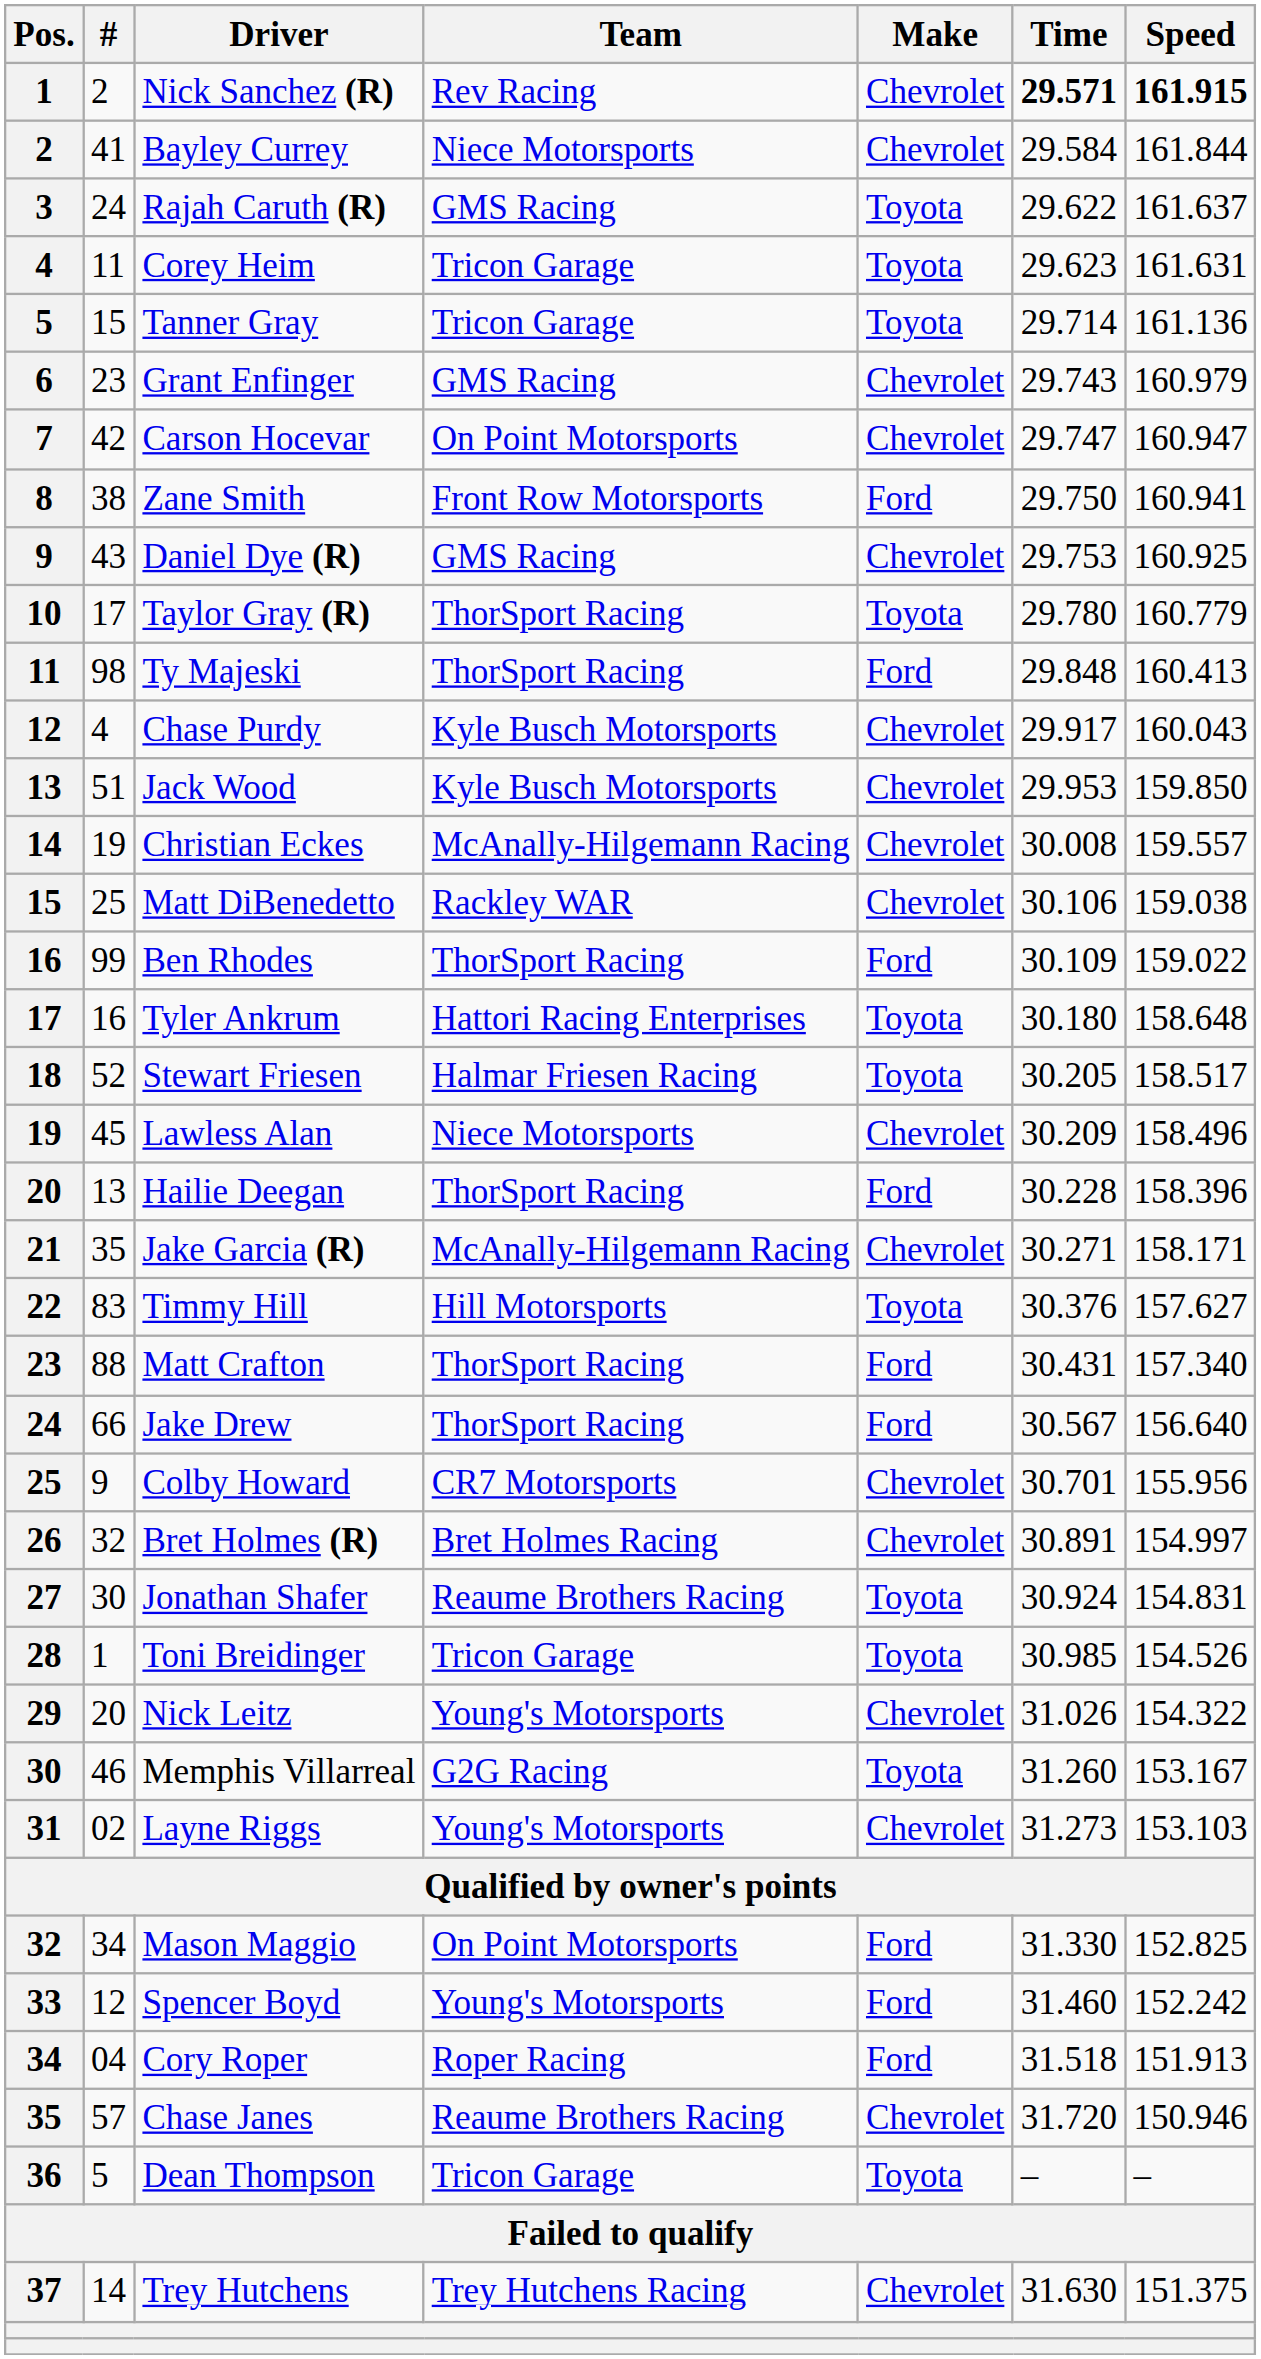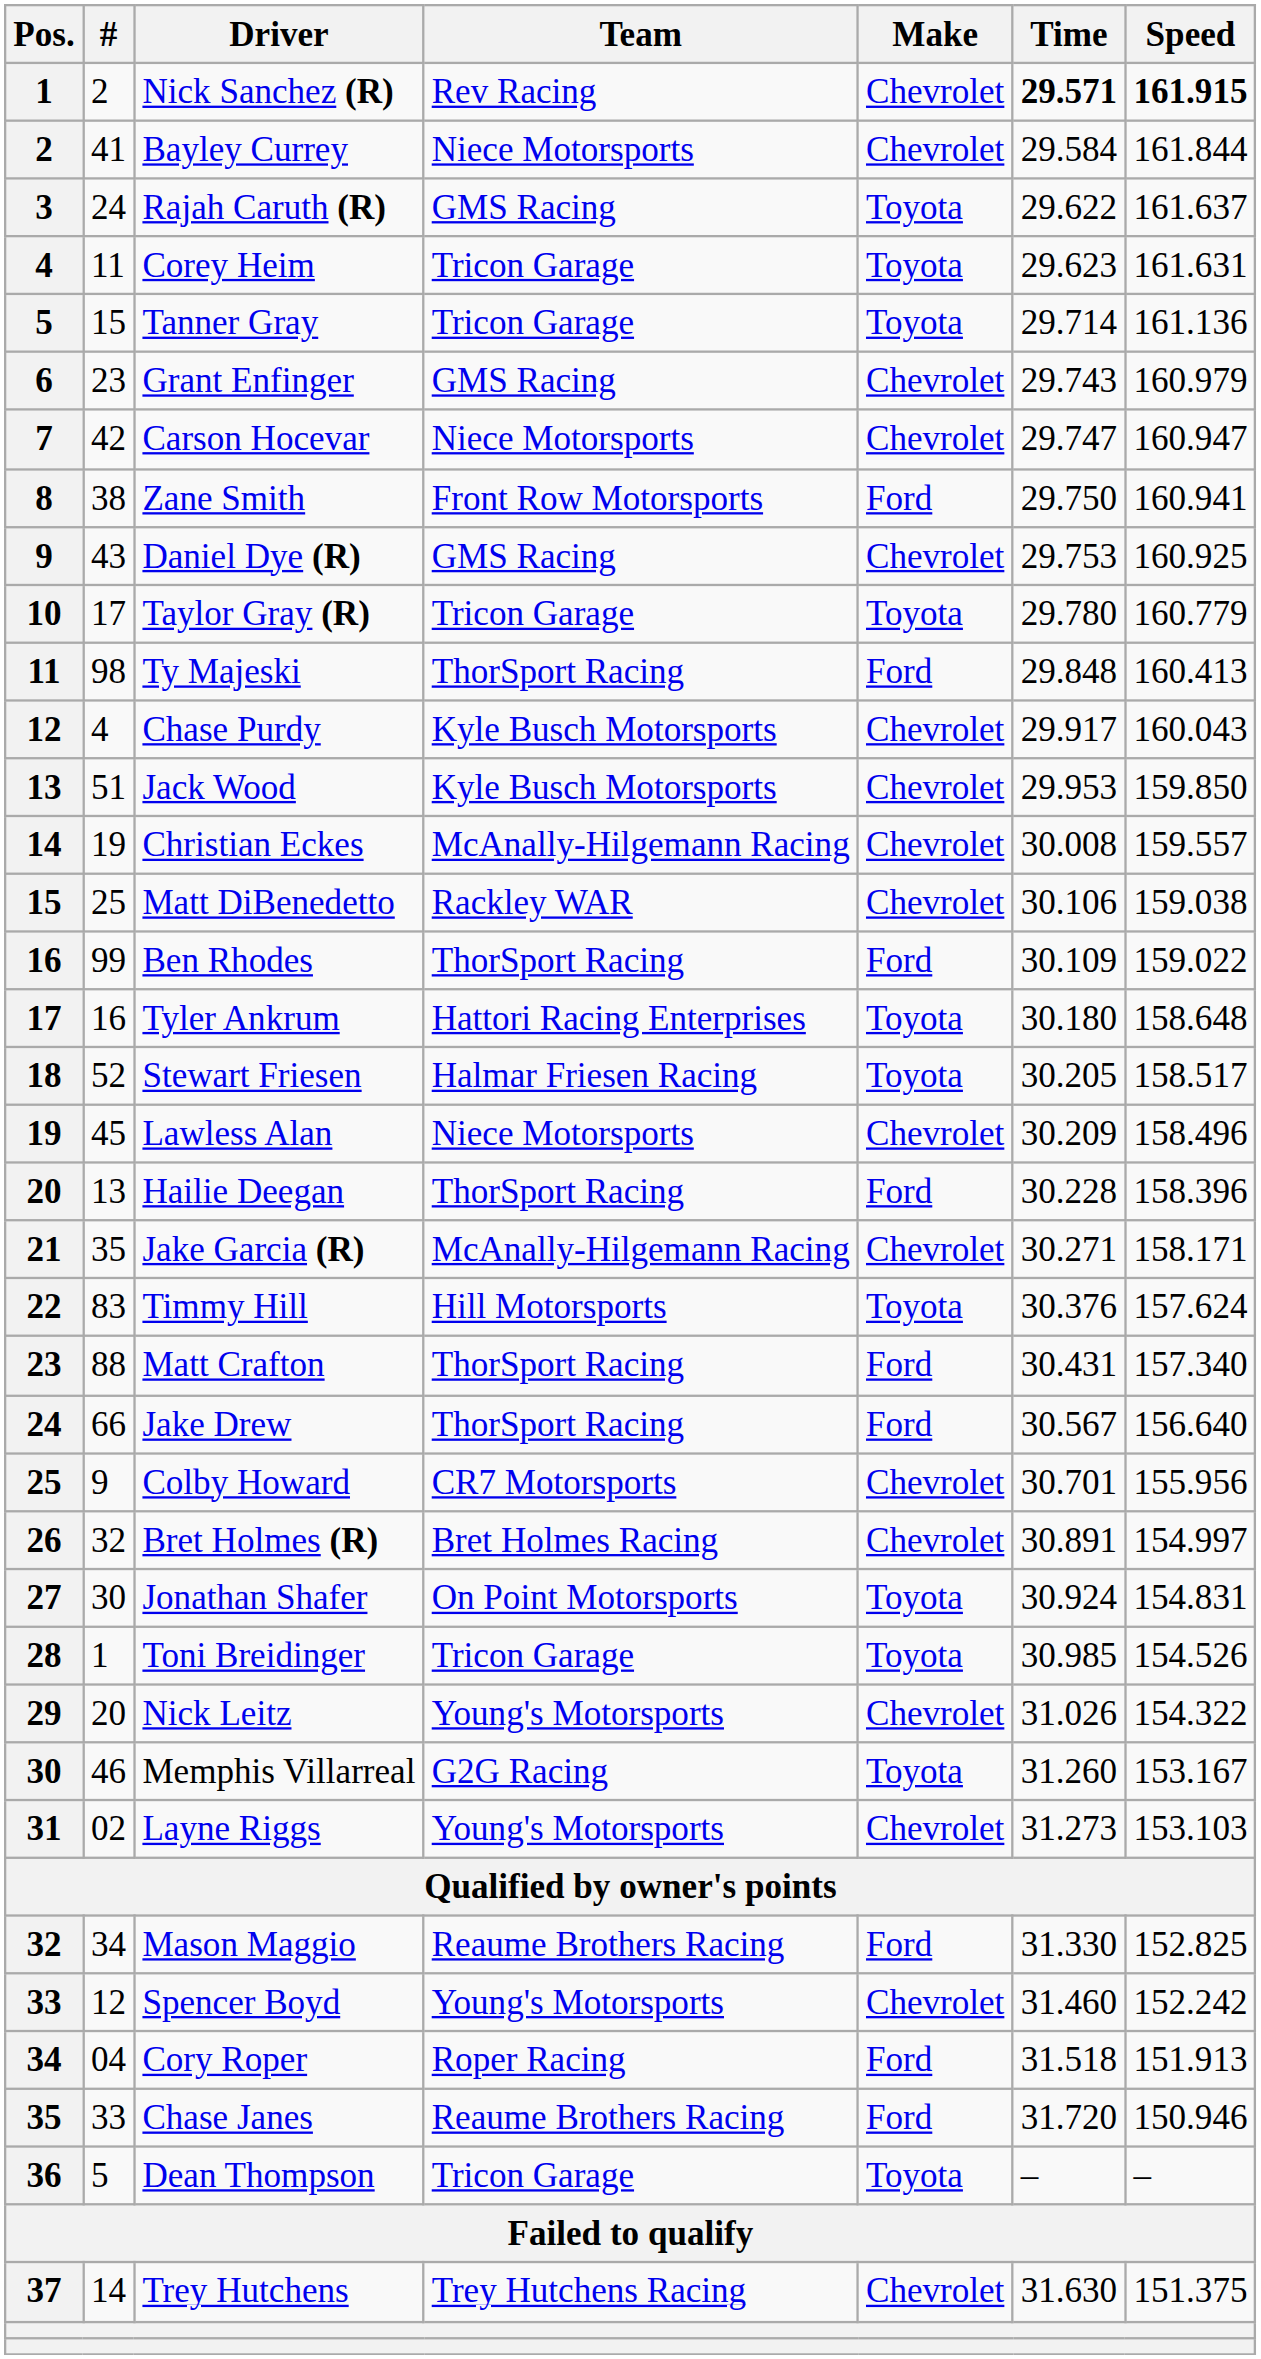(585, 438) On Point Motorsports -> (563, 438) Niece Motorsports
(558, 612) ThorSport Racing -> (533, 612) Tricon Garage
(1190, 1307) 157.627 -> (1190, 1307) 157.624
(608, 1596) Reaume Brothers Racing -> (585, 1596) On Point Motorsports
(585, 1944) On Point Motorsports -> (608, 1944) Reaume Brothers Racing
(899, 2002) Ford -> (935, 2002) Chevrolet
(109, 2117) 57 -> (109, 2117) 33
(935, 2117) Chevrolet -> (899, 2117) Ford
